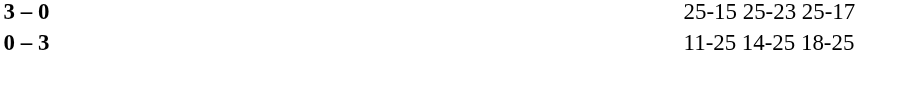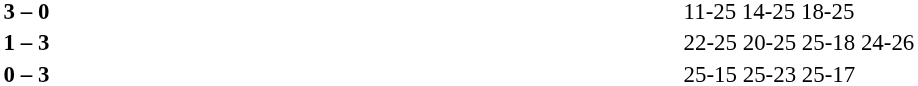(769, 11) 25-15 25-23 25-17 -> (769, 11) 11-25 14-25 18-25
+ row: (27, 42)
(769, 42) 11-25 14-25 18-25 -> (769, 74) 25-15 25-23 25-17
